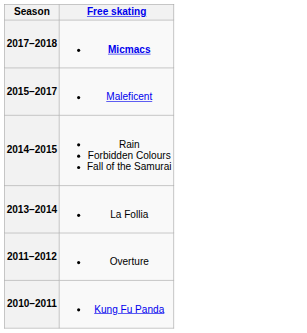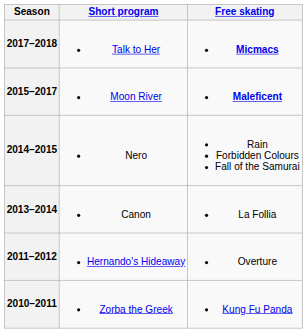+ column: (123, 12)
(117, 97) normal -> (245, 97) bold
